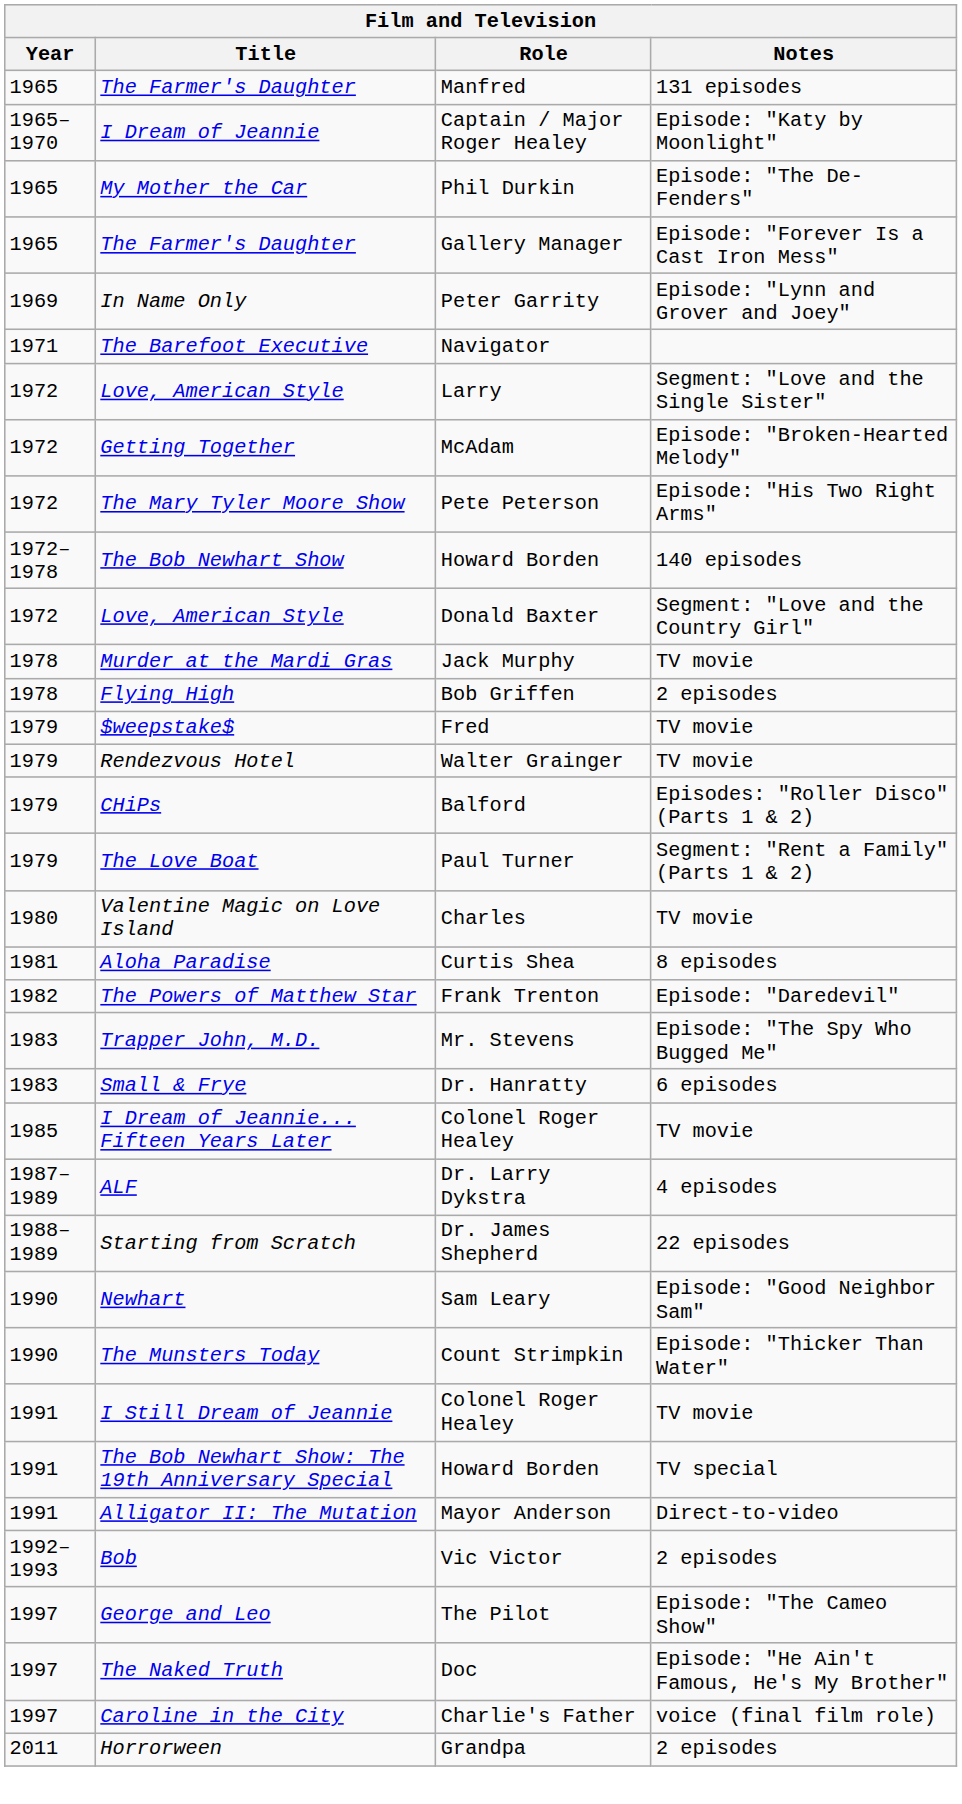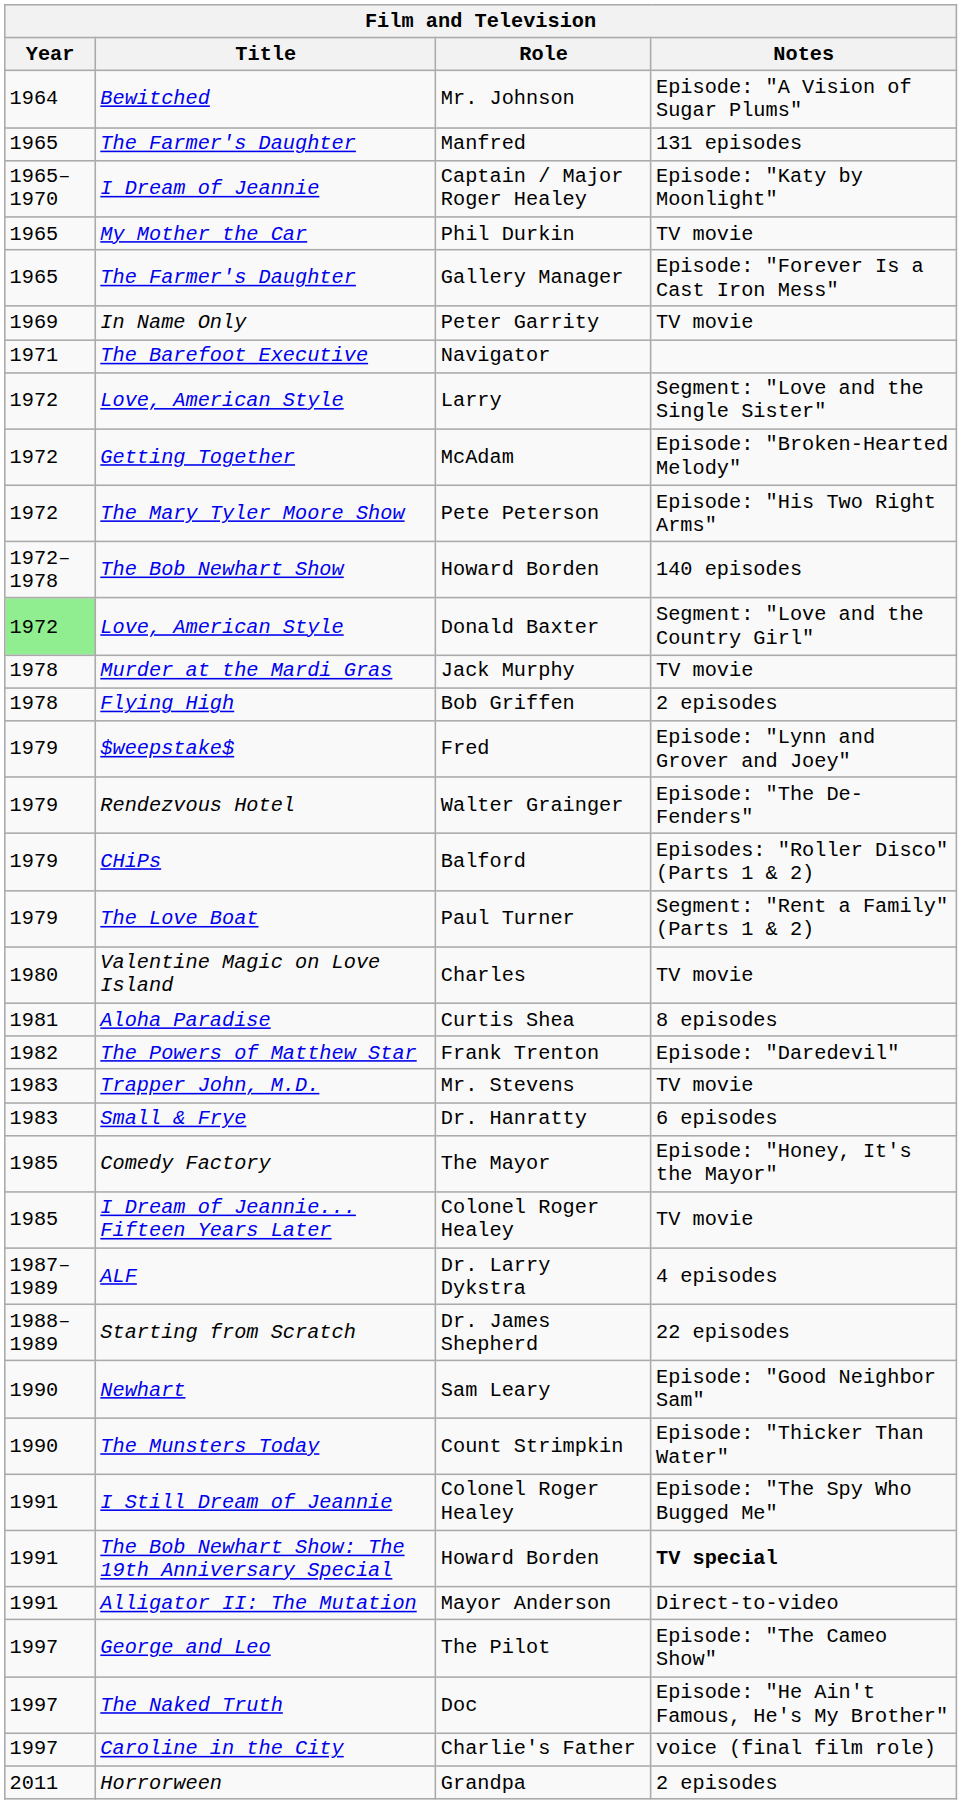+ row: (155, 99)
(759, 189) Episode: "The De-Fenders" -> (705, 233) TV movie
(766, 302) Episode: "Lynn and Grover and Joey" -> (705, 323) TV movie
(34, 617) no background -> (34, 626) lightgreen background
(705, 728) TV movie -> (766, 749) Episode: "Lynn and Grover and Joey"
(705, 761) TV movie -> (759, 805) Episode: "The De-Fenders"
(784, 1041) Episode: "The Spy Who Bugged Me" -> (705, 1086) TV movie
+ row: (185, 1164)
(705, 1413) TV movie -> (784, 1502) Episode: "The Spy Who Bugged Me"
(717, 1469) normal -> (717, 1559) bold
- row: (119, 1559)
